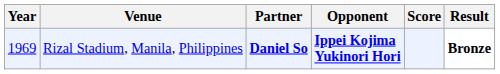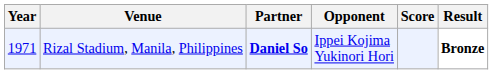(22, 48) 1969 -> (22, 48) 1971
(358, 48) bold -> (354, 48) normal
